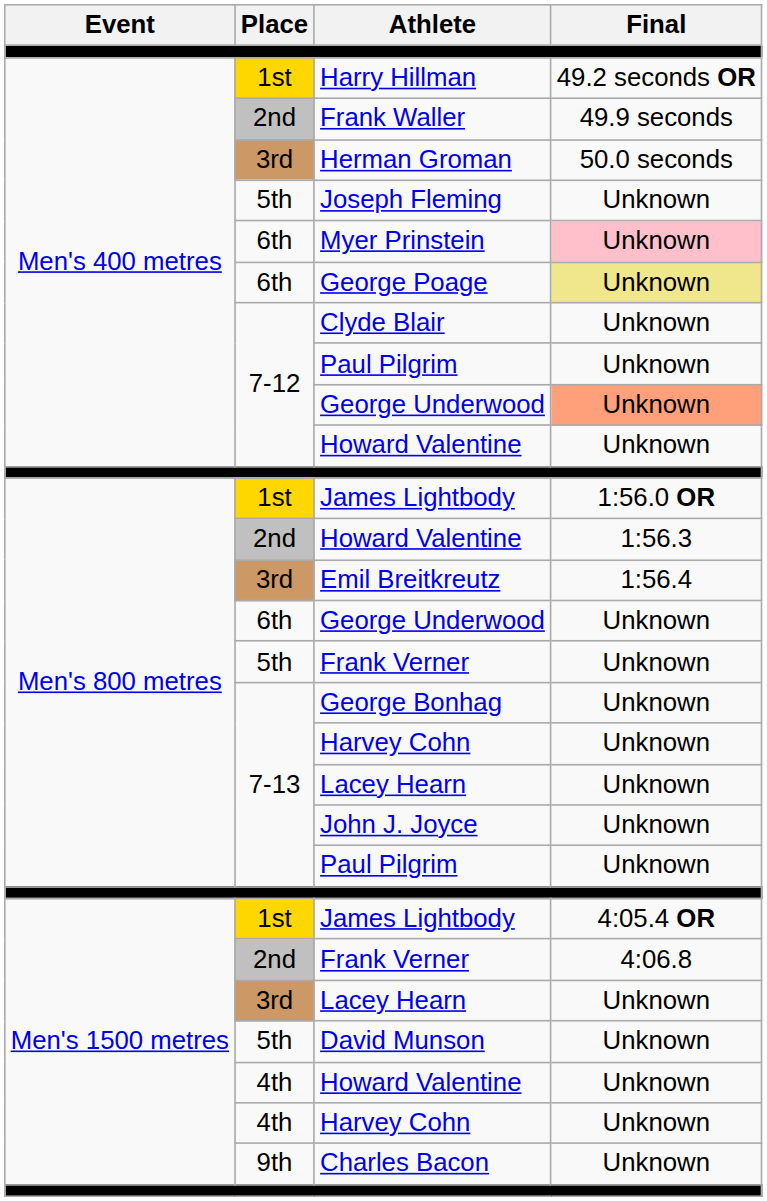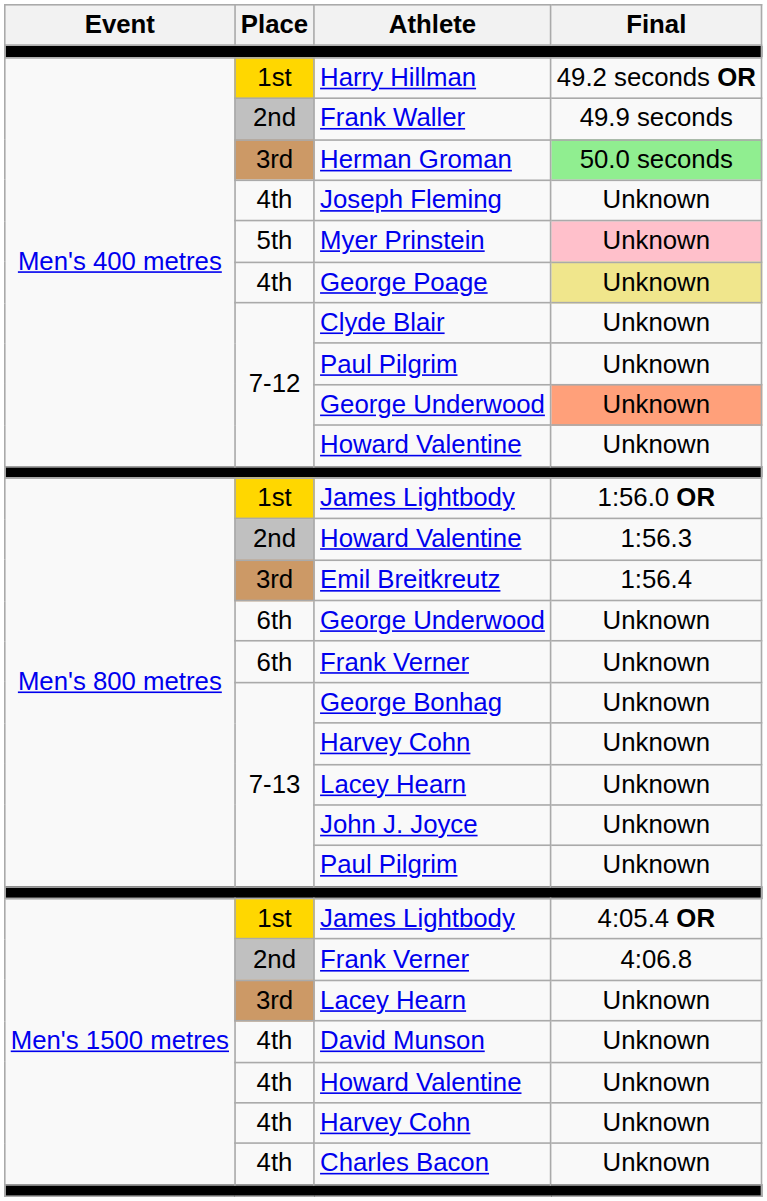(656, 159) no background -> (656, 159) lightgreen background
(275, 200) 5th -> (275, 200) 4th
(275, 241) 6th -> (275, 241) 5th
(275, 281) 6th -> (275, 281) 4th
(275, 661) 5th -> (275, 661) 6th
(275, 1041) 5th -> (275, 1041) 4th
(275, 1163) 9th -> (275, 1163) 4th
